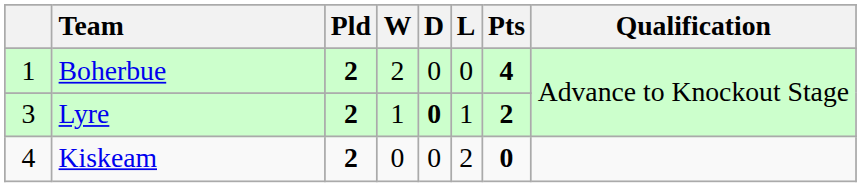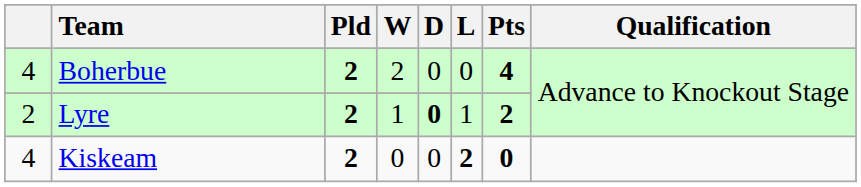(29, 70) 1 -> (29, 70) 4
(29, 114) 3 -> (29, 114) 2
(466, 158) normal -> (466, 158) bold
